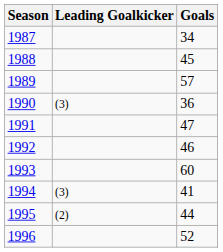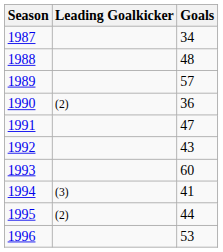(187, 59) 45 -> (187, 59) 48
(62, 104) (3) -> (62, 104) (2)
(187, 147) 46 -> (187, 147) 43
(187, 236) 52 -> (187, 236) 53
